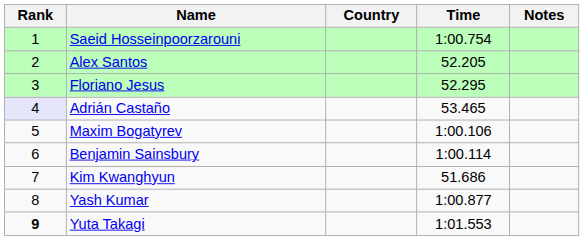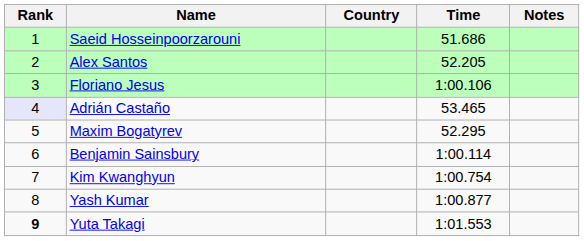(463, 39) 1:00.754 -> (463, 39) 51.686
(463, 85) 52.295 -> (463, 85) 1:00.106
(463, 131) 1:00.106 -> (463, 131) 52.295
(463, 177) 51.686 -> (463, 177) 1:00.754
